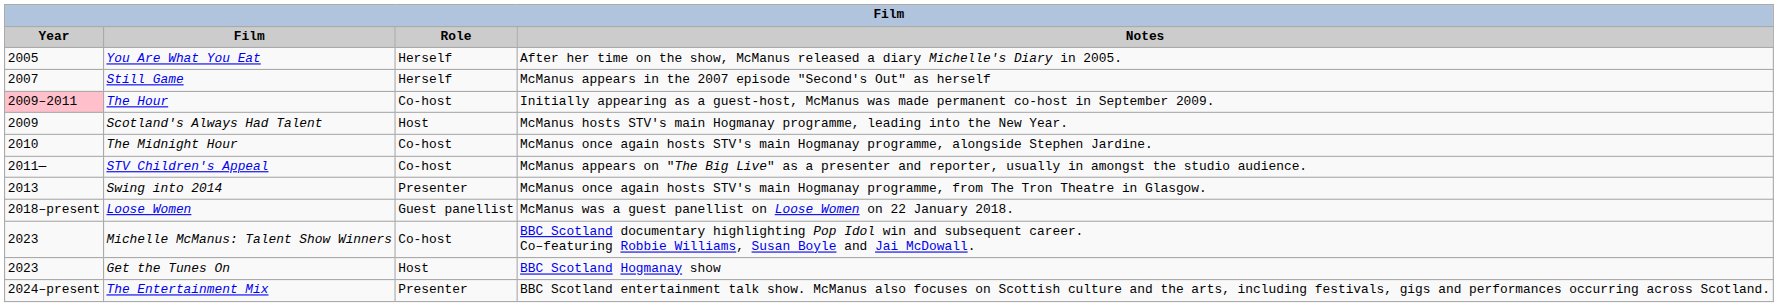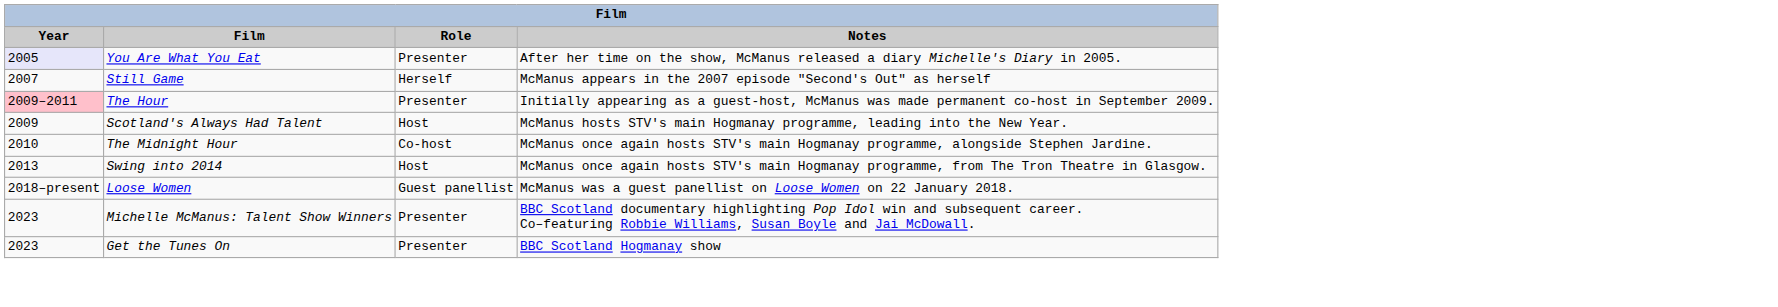(23, 58) no background -> (23, 58) lavender background
(425, 58) Herself -> (433, 58) Presenter
(425, 102) Co-host -> (433, 102) Presenter
- row: (187, 166)
(433, 188) Presenter -> (414, 166) Host
(425, 239) Co-host -> (433, 217) Presenter
(414, 268) Host -> (433, 247) Presenter
- row: (187, 290)
